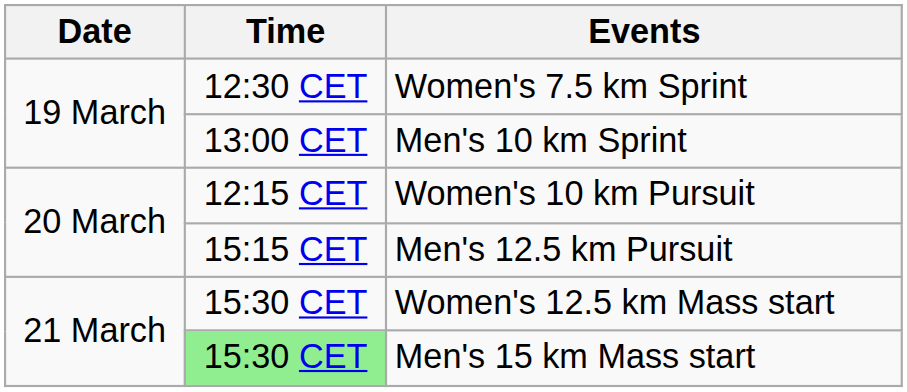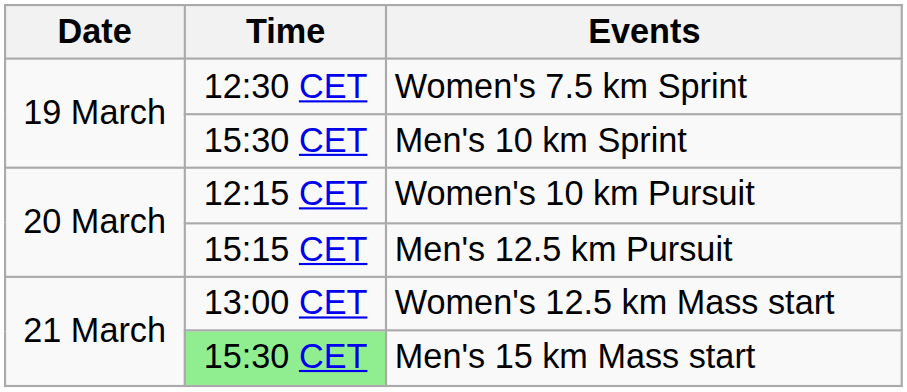(286, 140) 13:00 CET -> (286, 140) 15:30 CET
(286, 303) 15:30 CET -> (286, 303) 13:00 CET
